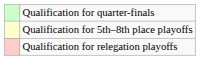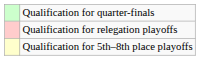rows swapped: (108, 30) <-> (100, 47)
